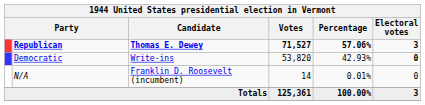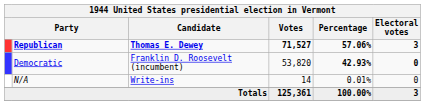(152, 59) Write-ins -> (181, 64) Franklin D. Roosevelt (incumbent)
(357, 59) normal -> (357, 64) bold
(181, 77) Franklin D. Roosevelt (incumbent) -> (152, 81) Write-ins
